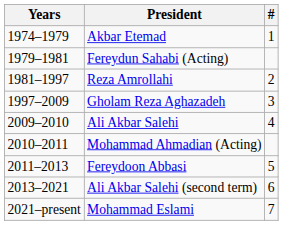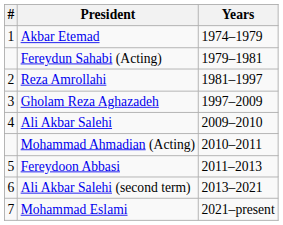columns swapped: (271, 15) <-> (44, 15)
